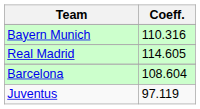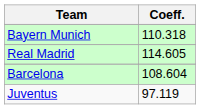(164, 34) 110.316 -> (164, 34) 110.318
